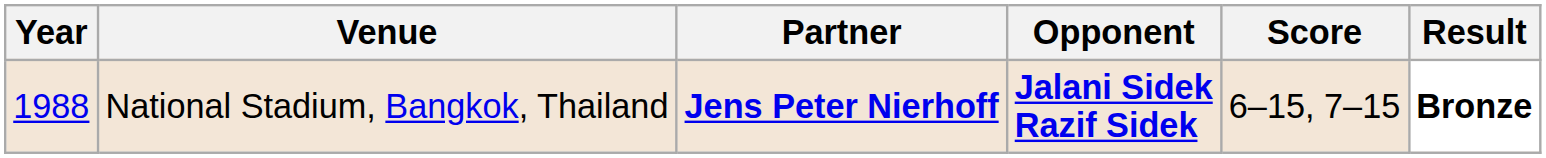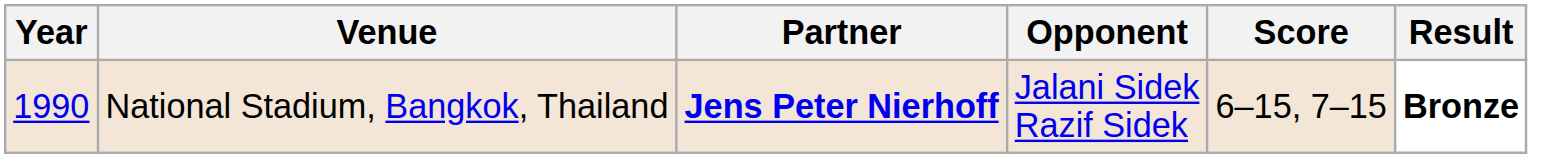(51, 106) 1988 -> (51, 106) 1990
(1114, 106) bold -> (1107, 106) normal
